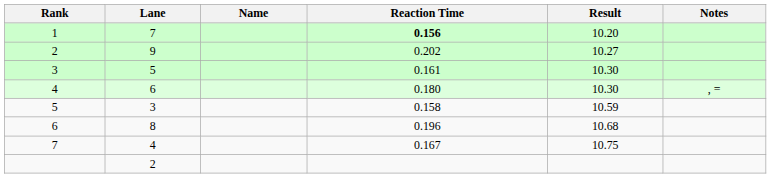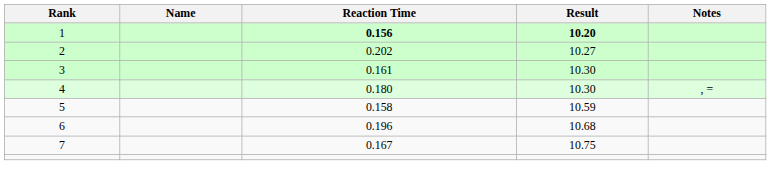- column: (153, 13)
(605, 32) normal -> (582, 32) bold
